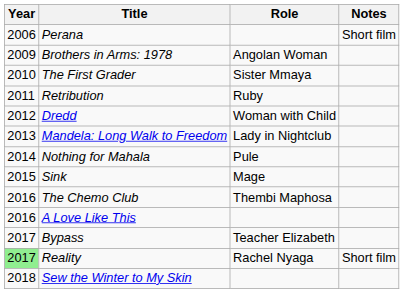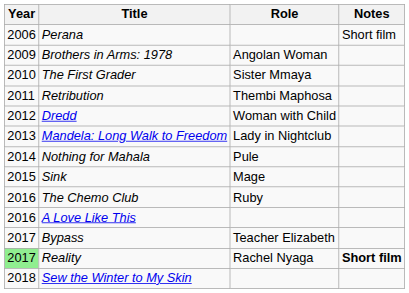(248, 95) Ruby -> (283, 95) Thembi Maphosa
(283, 197) Thembi Maphosa -> (248, 197) Ruby
(369, 258) normal -> (372, 258) bold
